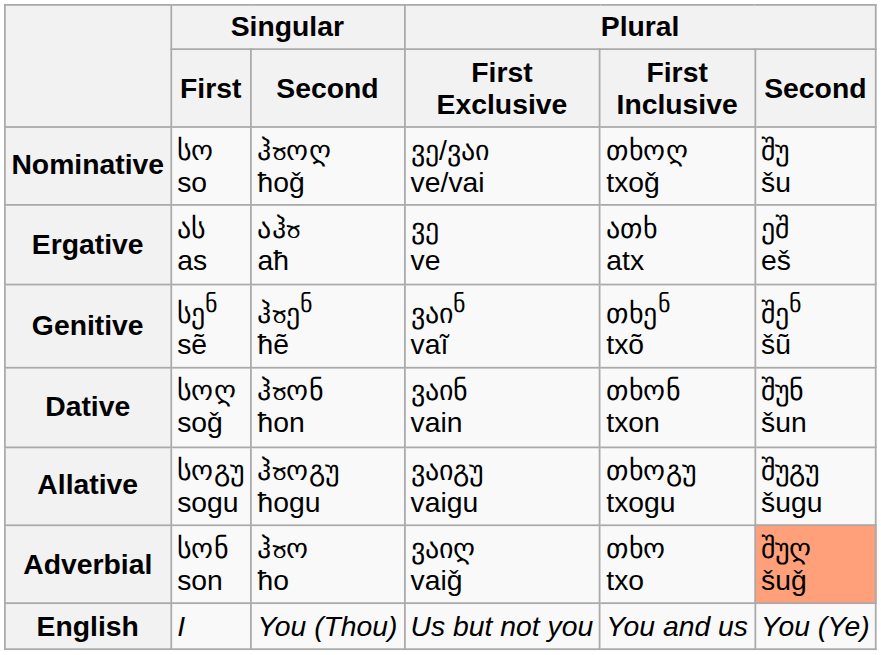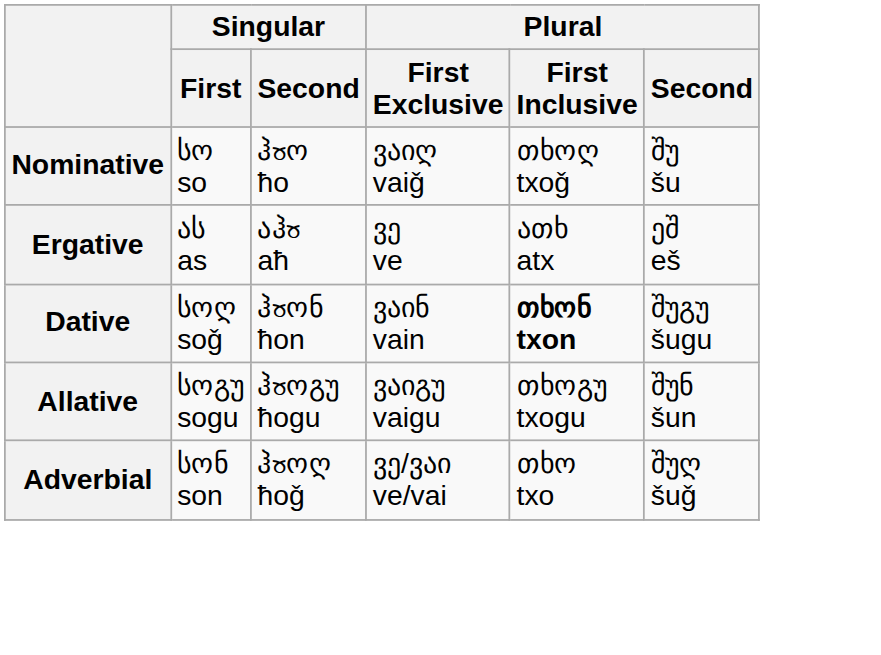(295, 166) ჰჾოღ ħoǧ -> (283, 166) ჰჾო ħo
(450, 166) ვე/ვაი ve/vai -> (406, 166) ვაიღ vaiǧ
- row: (88, 325)
(643, 407) normal -> (554, 323) bold
(784, 407) შუნ šun -> (682, 323) შუგუ šugu
(792, 486) შუგუ šugu -> (674, 401) შუნ šun
(283, 564) ჰჾო ħo -> (295, 480) ჰჾოღ ħoǧ
(443, 564) ვაიღ vaiǧ -> (412, 480) ვე/ვაი ve/vai
(787, 564) lightsalmon background -> (676, 480) no background
- row: (88, 625)
